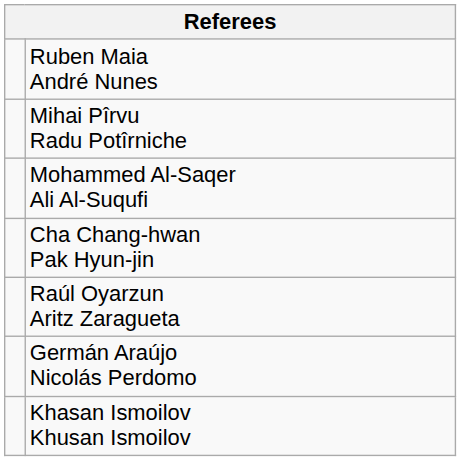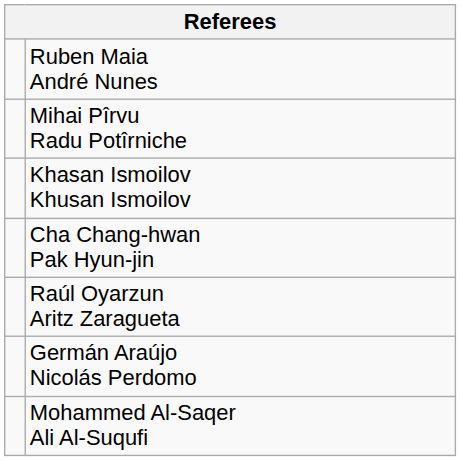rows swapped: (133, 187) <-> (110, 425)
